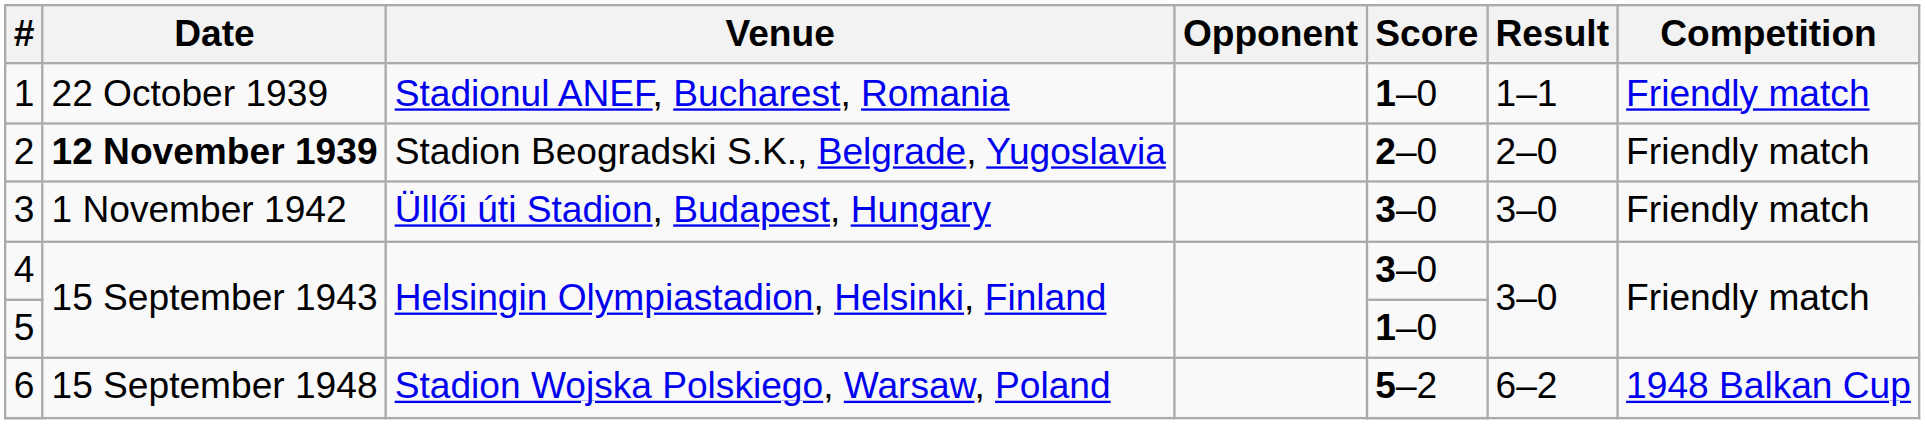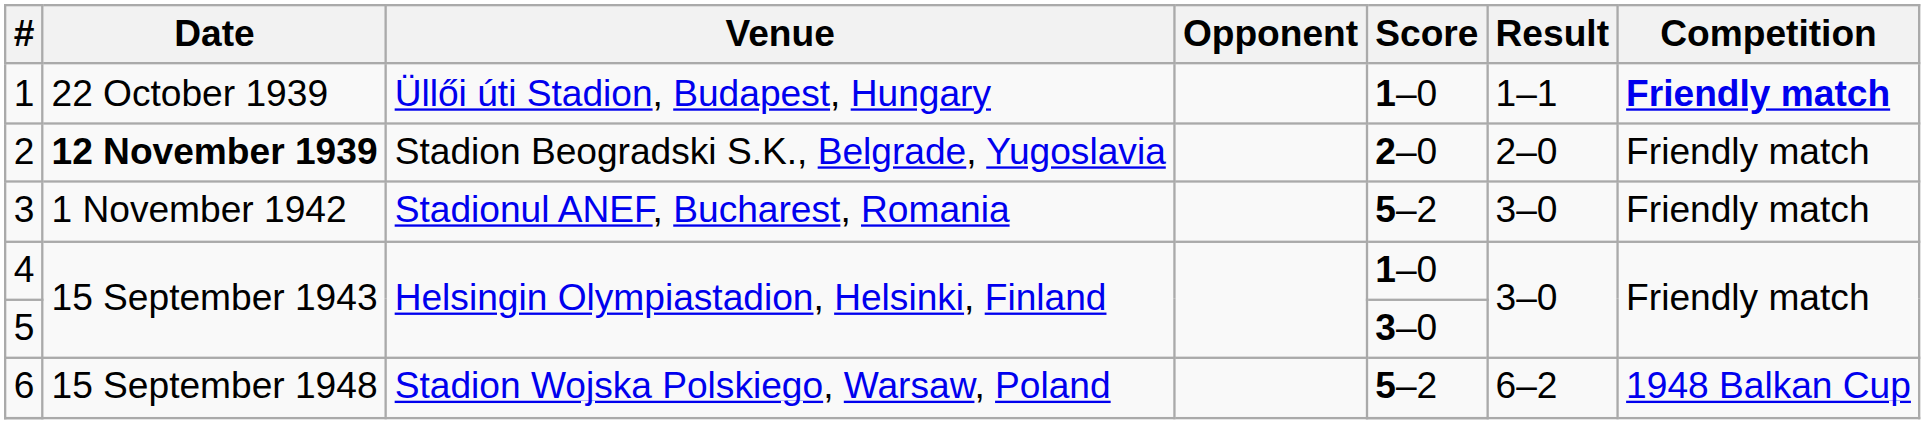(702, 92) Stadionul ANEF, Bucharest, Romania -> (693, 92) Üllői úti Stadion, Budapest, Hungary
(1748, 92) normal -> (1758, 92) bold
(693, 210) Üllői úti Stadion, Budapest, Hungary -> (702, 210) Stadionul ANEF, Bucharest, Romania
(1406, 210) 3–0 -> (1406, 210) 5–2
(1406, 269) 3–0 -> (1406, 269) 1–0
(1406, 328) 1–0 -> (1406, 328) 3–0
